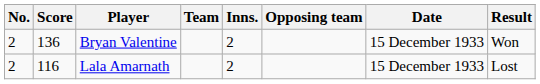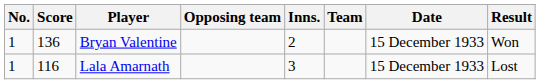columns swapped: (201, 17) <-> (314, 17)
(12, 41) 2 -> (12, 41) 1
(12, 66) 2 -> (12, 66) 1
(230, 66) 2 -> (292, 66) 3
